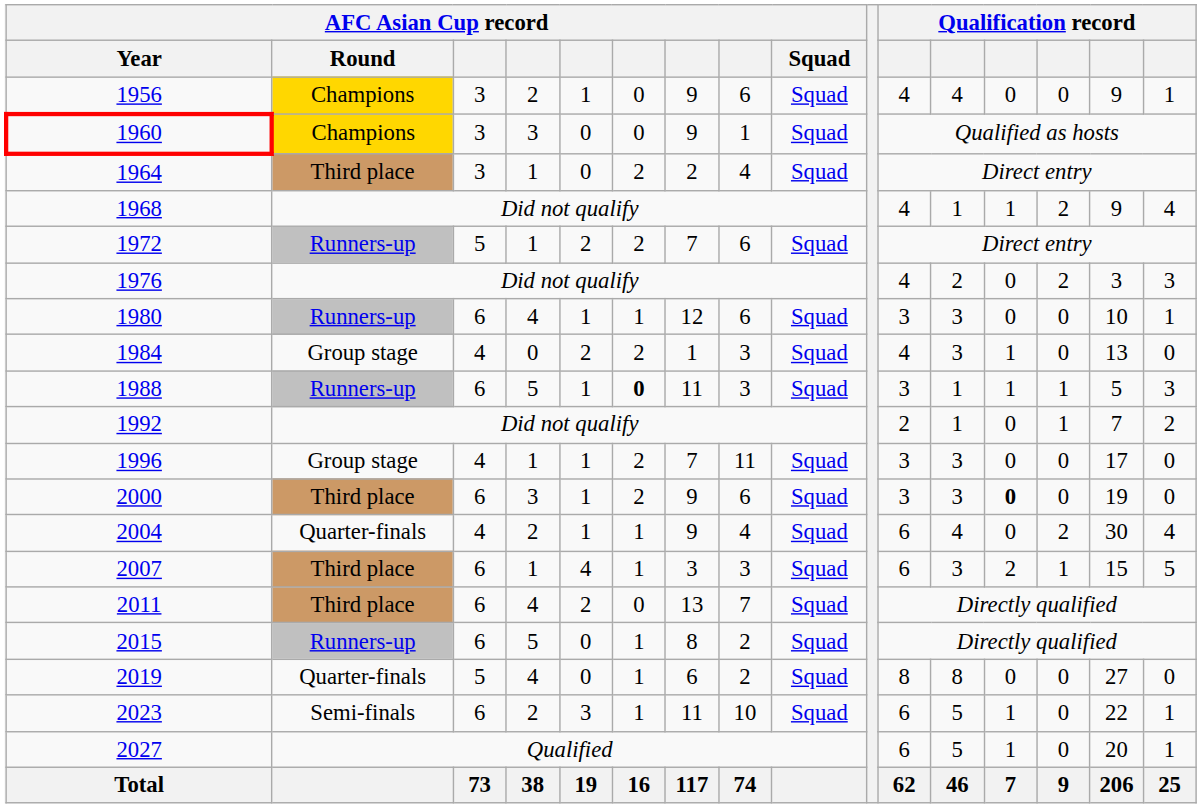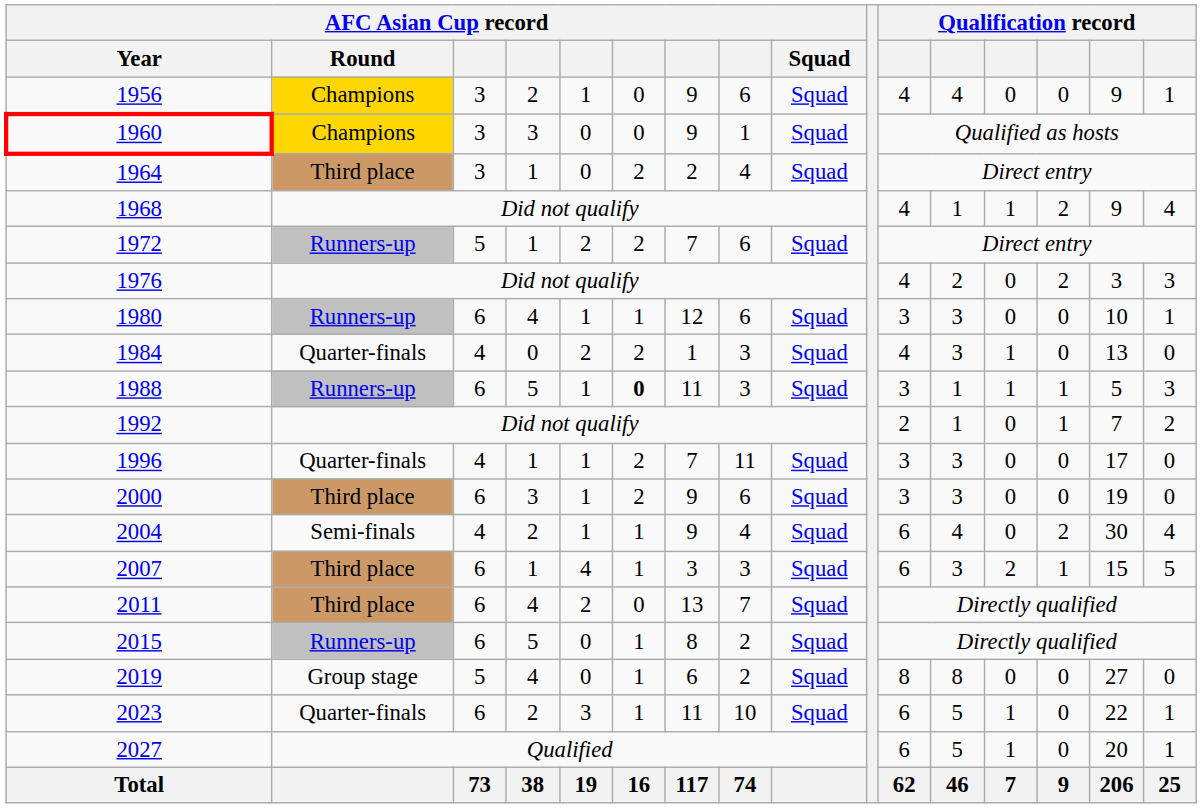(363, 352) Group stage -> (363, 352) Quarter-finals
(363, 460) Group stage -> (363, 460) Quarter-finals
(1010, 496) bold -> (1010, 496) normal
(363, 532) Quarter-finals -> (363, 532) Semi-finals
(363, 676) Quarter-finals -> (363, 676) Group stage
(363, 712) Semi-finals -> (363, 712) Quarter-finals
